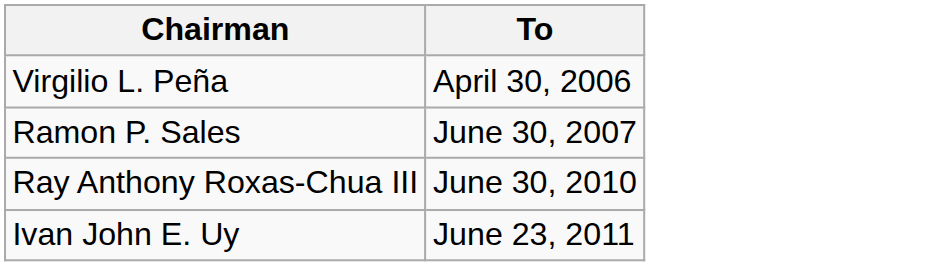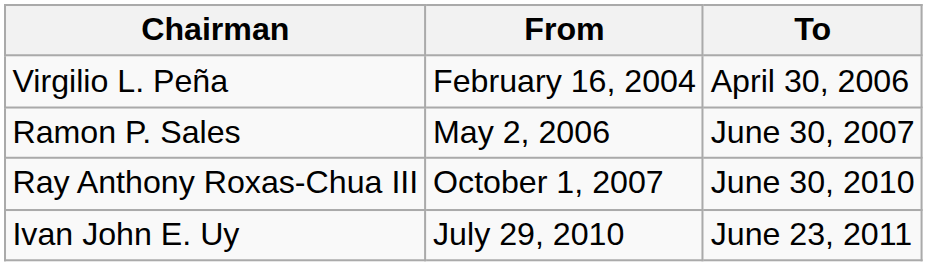+ column: (564, 30)
